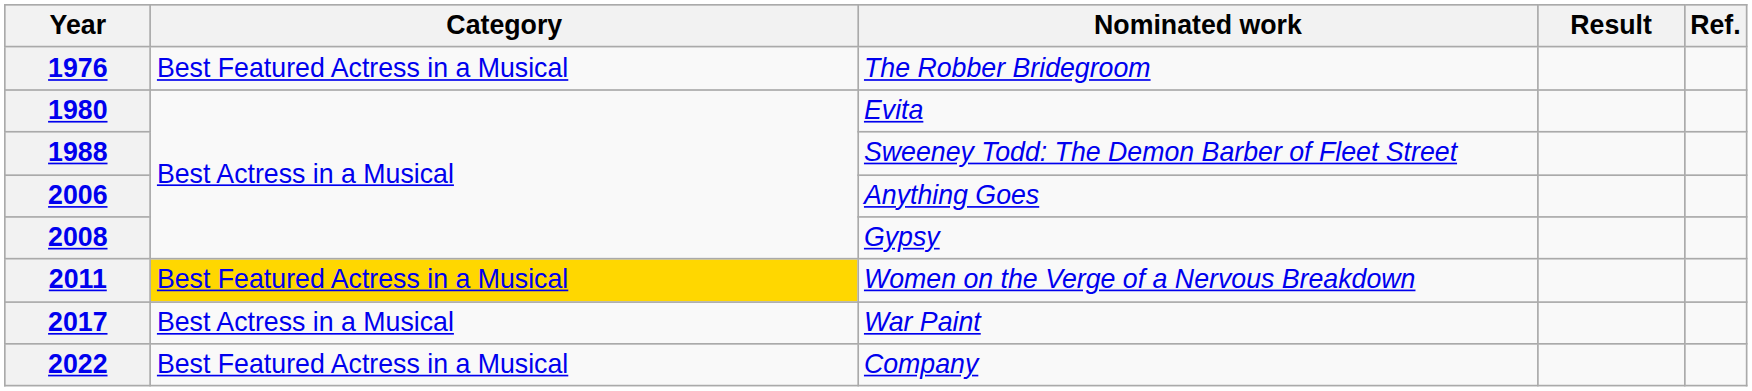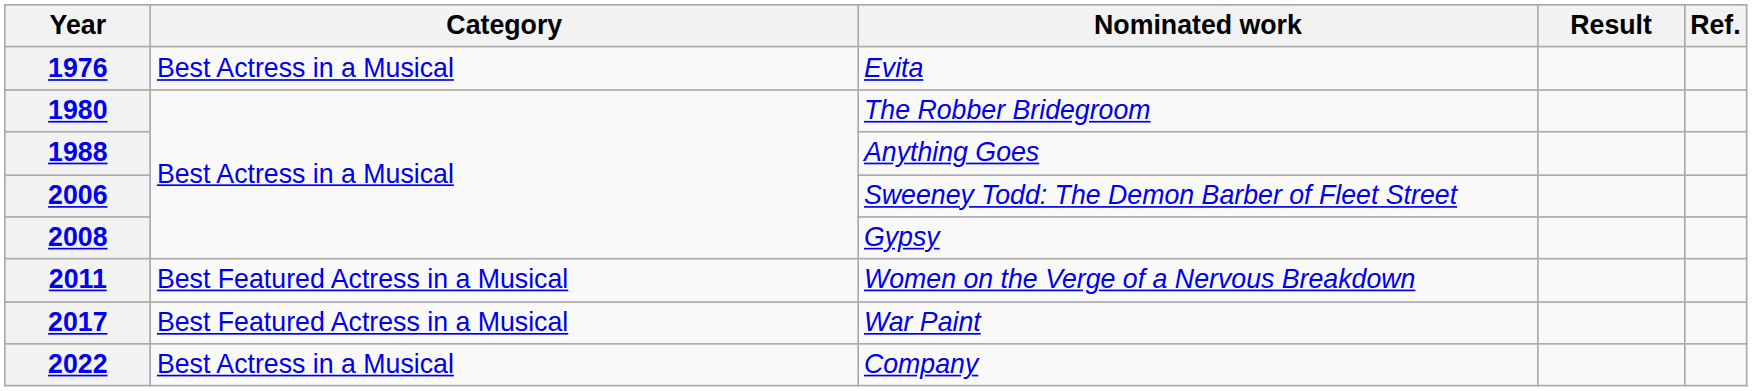(363, 68) Best Featured Actress in a Musical -> (305, 68) Best Actress in a Musical
(1007, 68) The Robber Bridegroom -> (894, 68) Evita
(894, 110) Evita -> (1007, 110) The Robber Bridegroom
(1161, 152) Sweeney Todd: The Demon Barber of Fleet Street -> (952, 152) Anything Goes
(952, 195) Anything Goes -> (1161, 195) Sweeney Todd: The Demon Barber of Fleet Street
(363, 279) gold background -> (363, 279) no background
(305, 322) Best Actress in a Musical -> (363, 322) Best Featured Actress in a Musical
(363, 364) Best Featured Actress in a Musical -> (305, 364) Best Actress in a Musical
